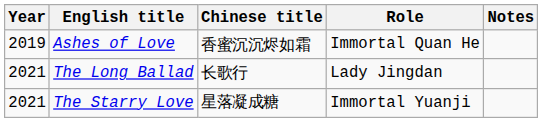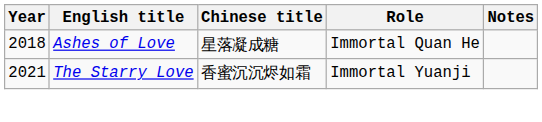(27, 45) 2019 -> (27, 45) 2018
(256, 45) 香蜜沉沉烬如霜 -> (240, 45) 星落凝成糖
- row: (123, 74)
(240, 103) 星落凝成糖 -> (256, 74) 香蜜沉沉烬如霜
